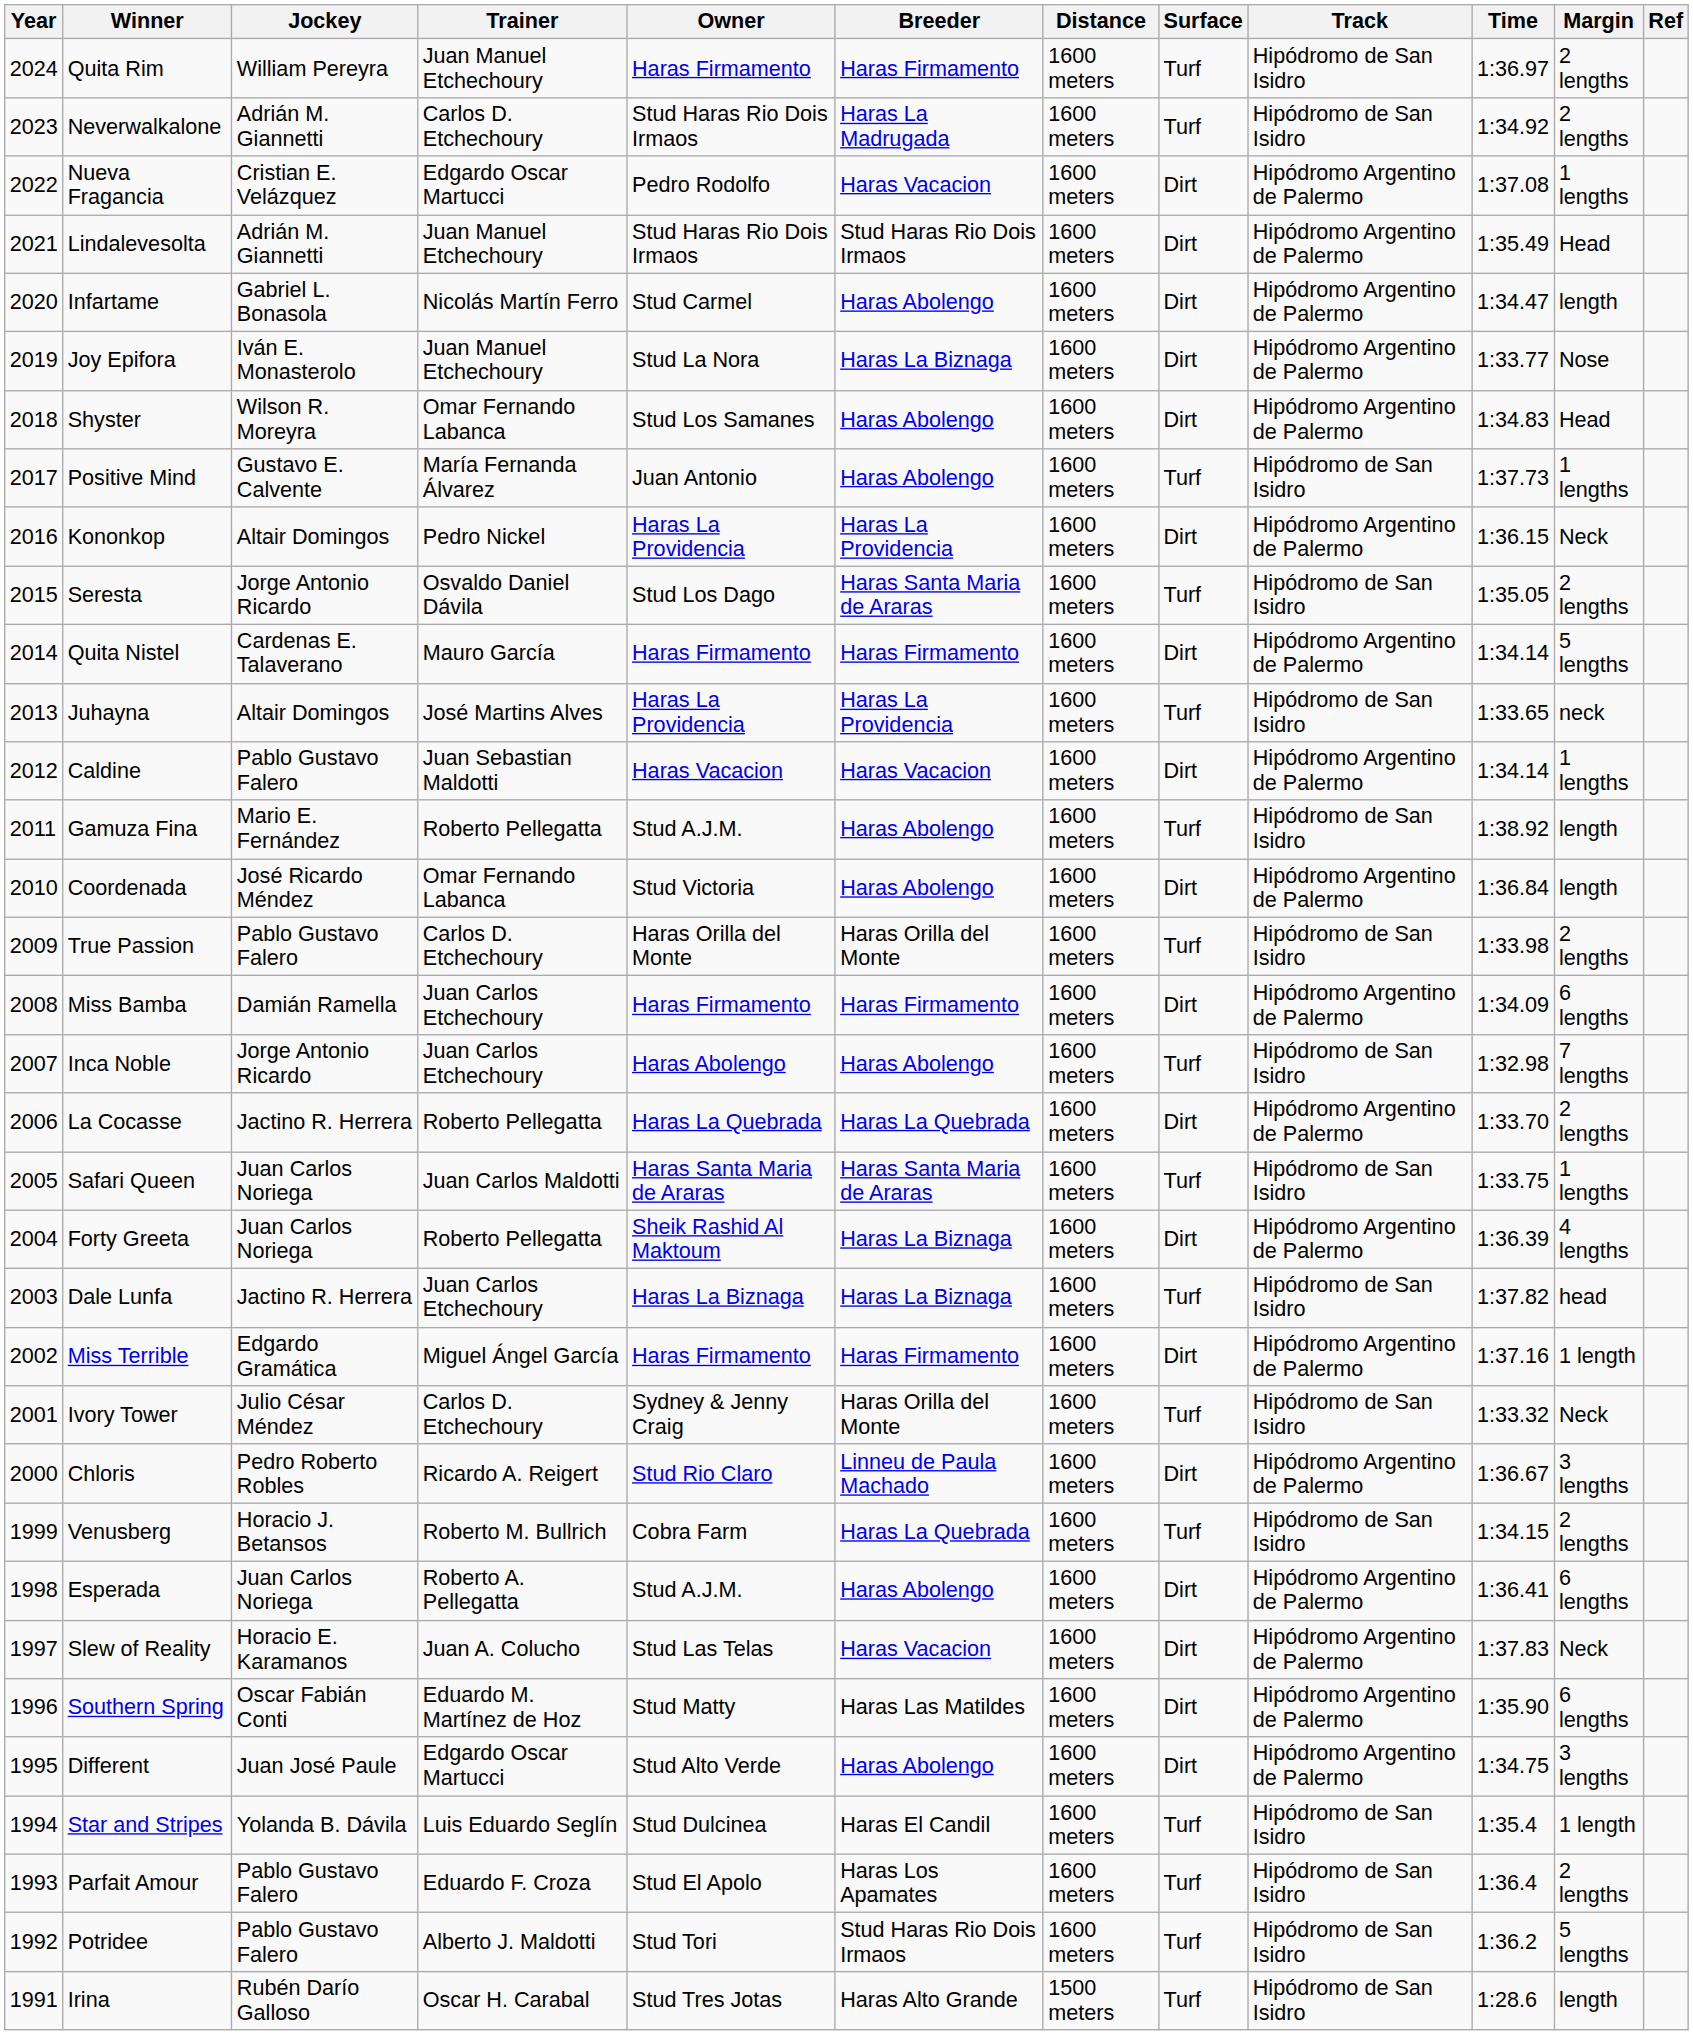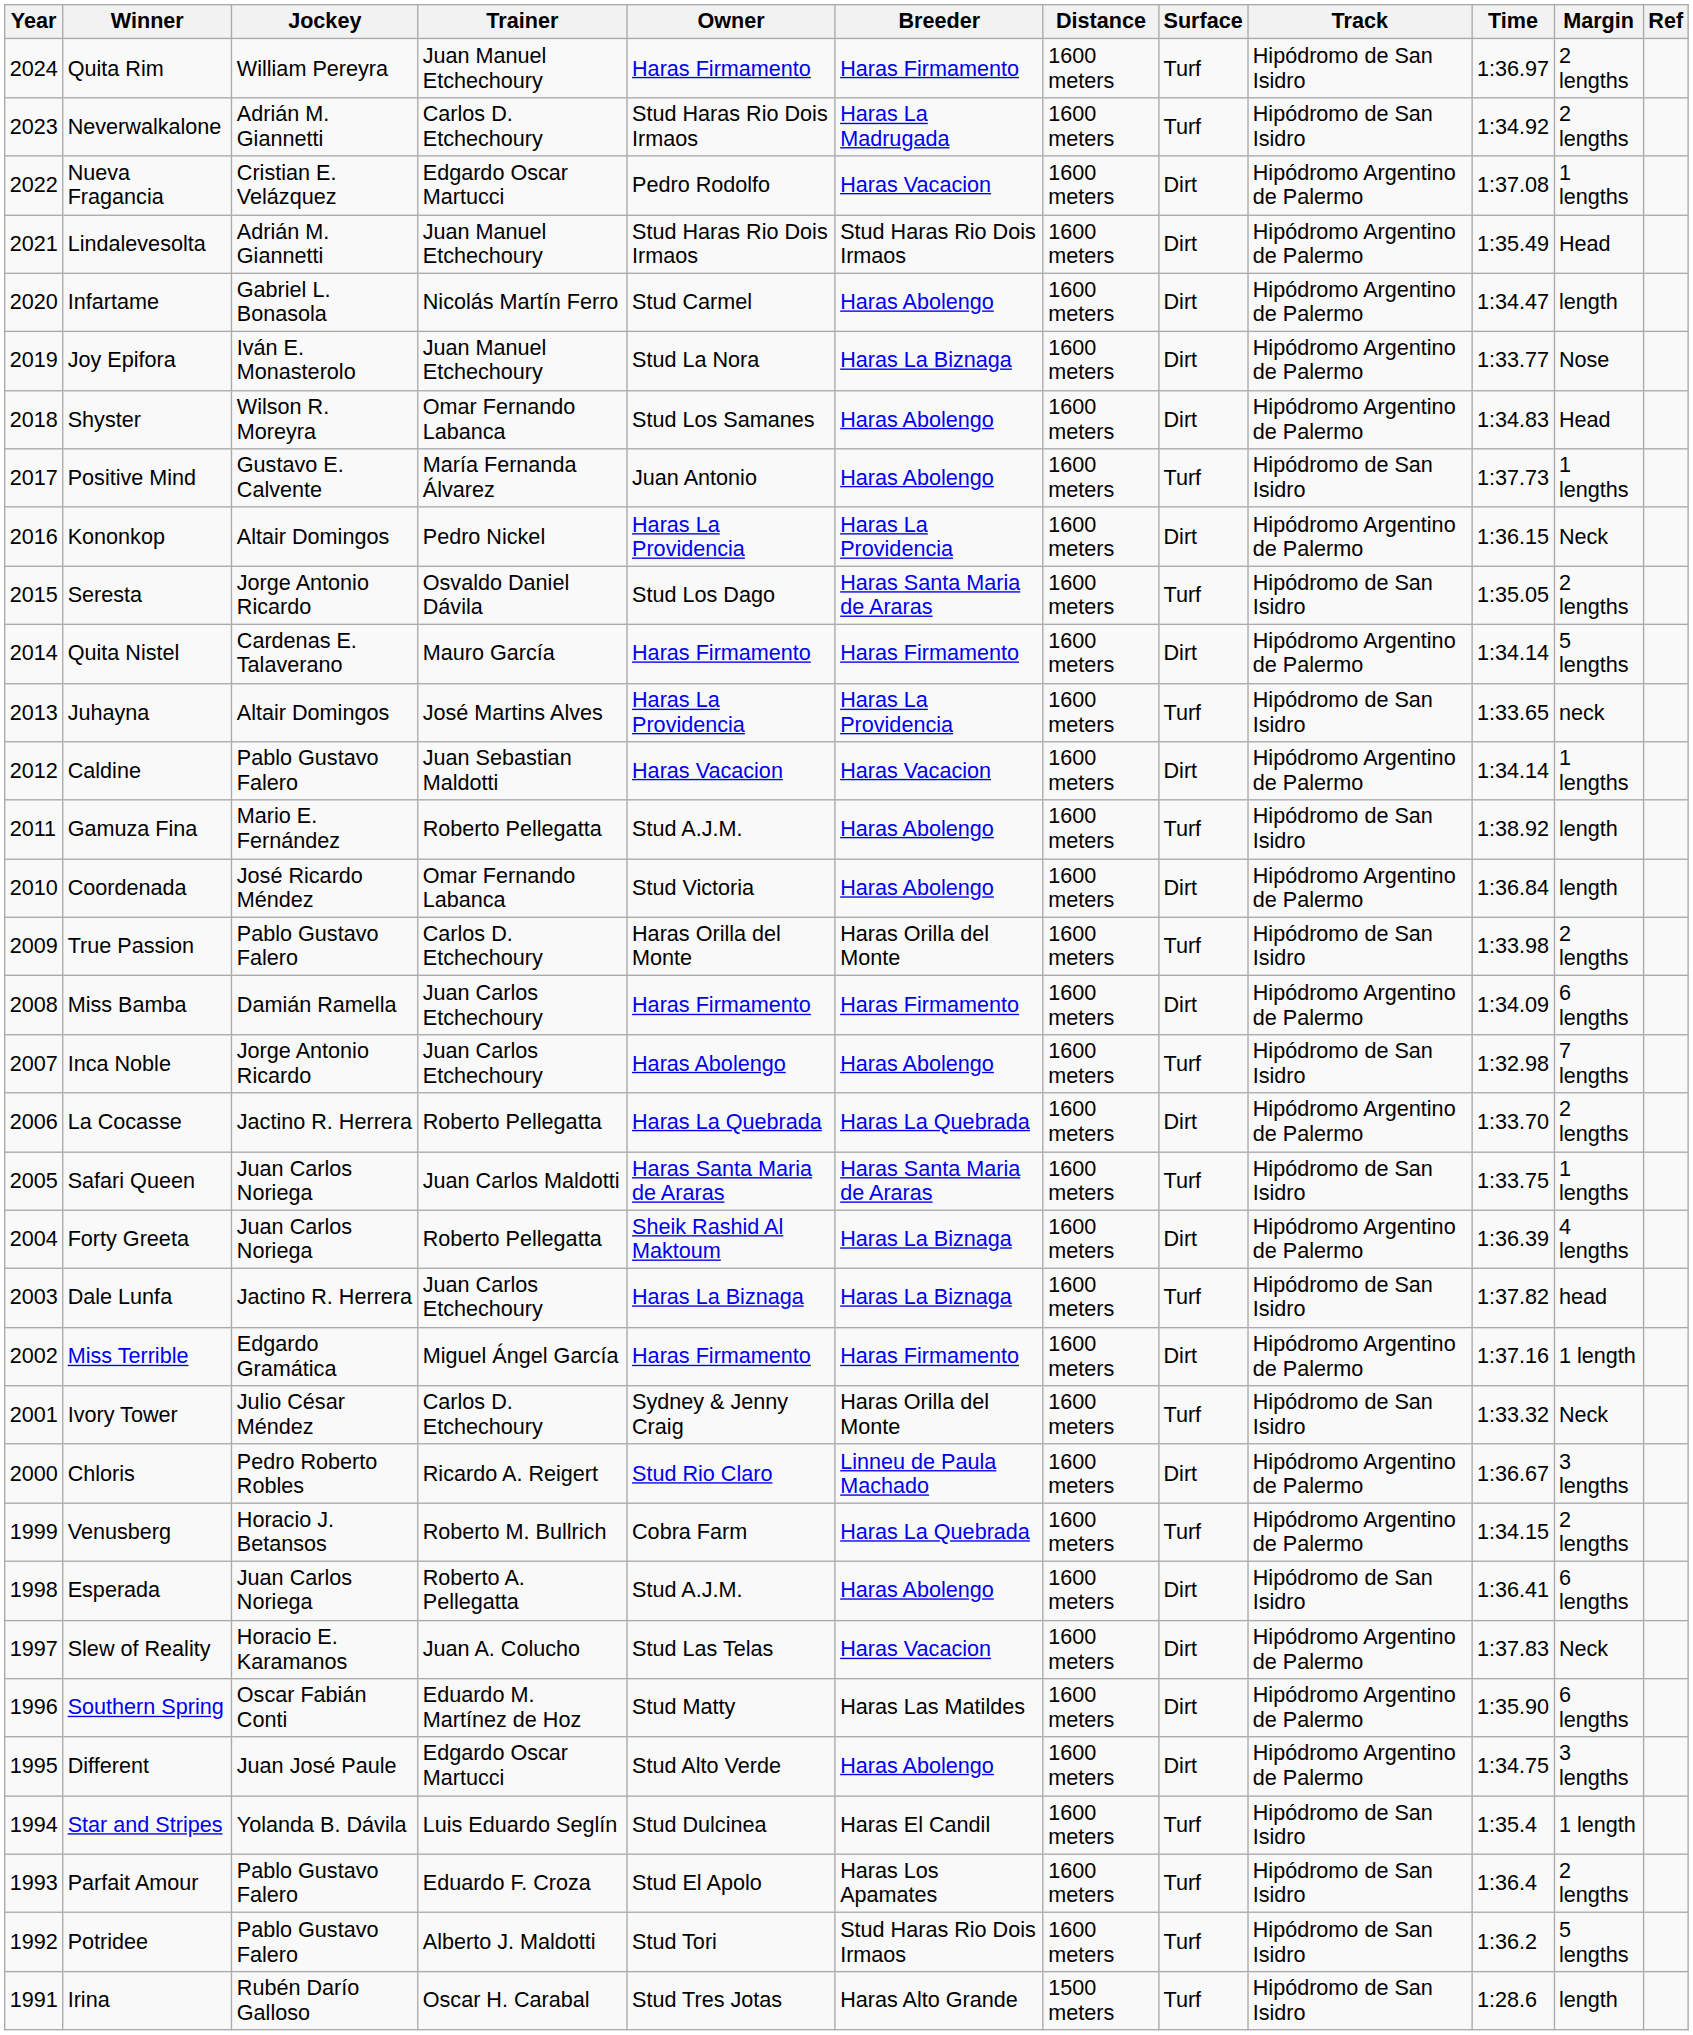(1343, 1531) Hipódromo de San Isidro -> (1354, 1531) Hipódromo Argentino de Palermo
(1354, 1590) Hipódromo Argentino de Palermo -> (1343, 1590) Hipódromo de San Isidro
